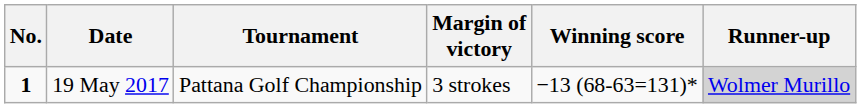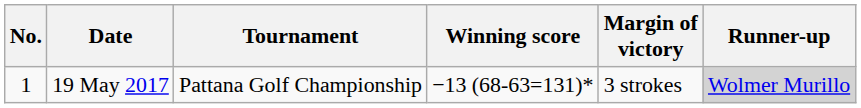columns swapped: (617, 35) <-> (479, 35)
(26, 84) bold -> (26, 84) normal
